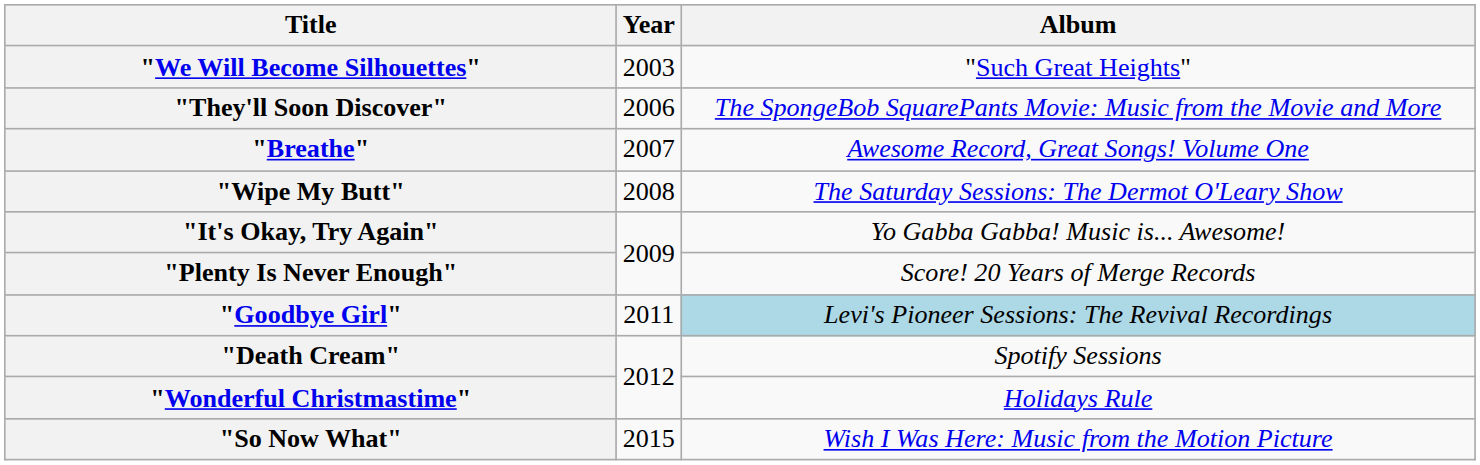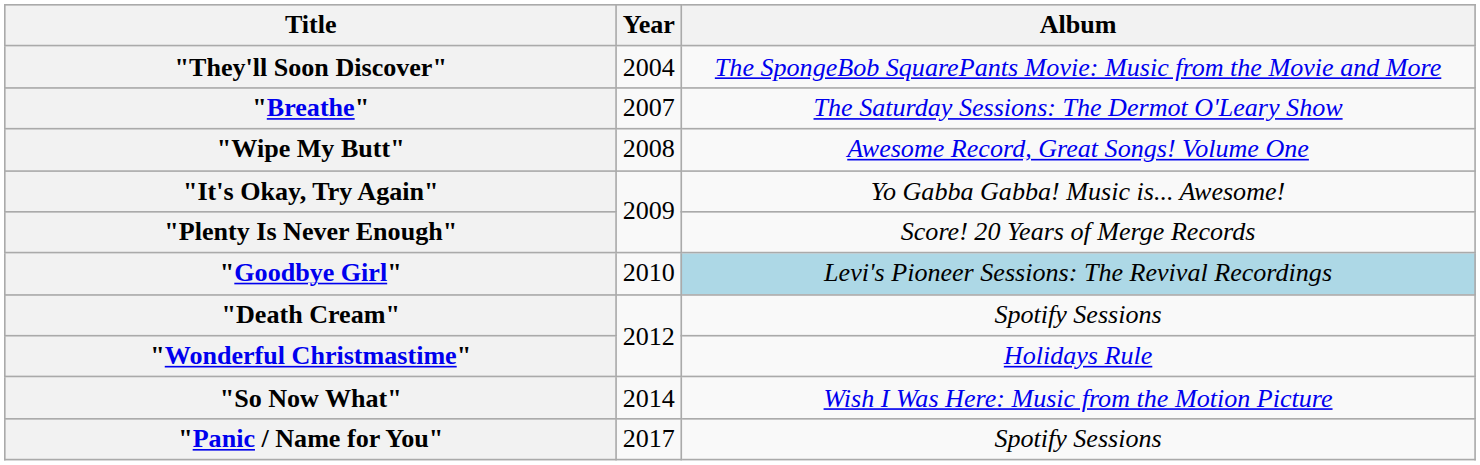- row: (311, 66)
(649, 107) 2006 -> (649, 66) 2004
(1078, 149) Awesome Record, Great Songs! Volume One -> (1078, 107) The Saturday Sessions: The Dermot O'Leary Show
(1078, 190) The Saturday Sessions: The Dermot O'Leary Show -> (1078, 149) Awesome Record, Great Songs! Volume One
(649, 314) 2011 -> (649, 273) 2010
(649, 438) 2015 -> (649, 397) 2014
+ row: (311, 438)
